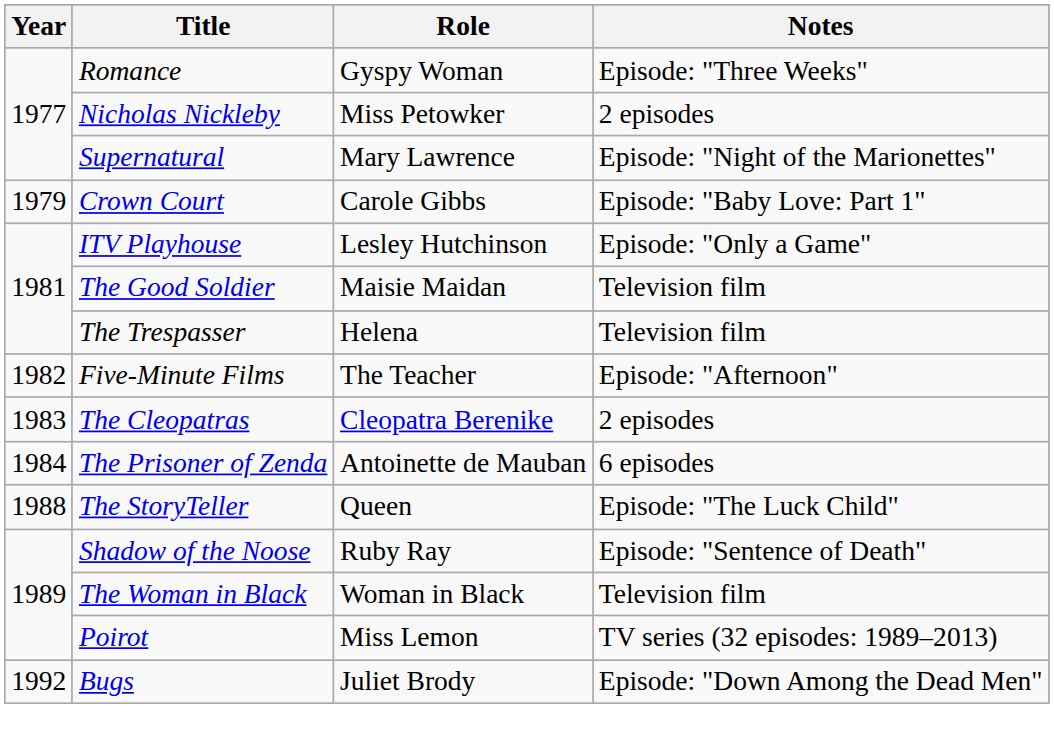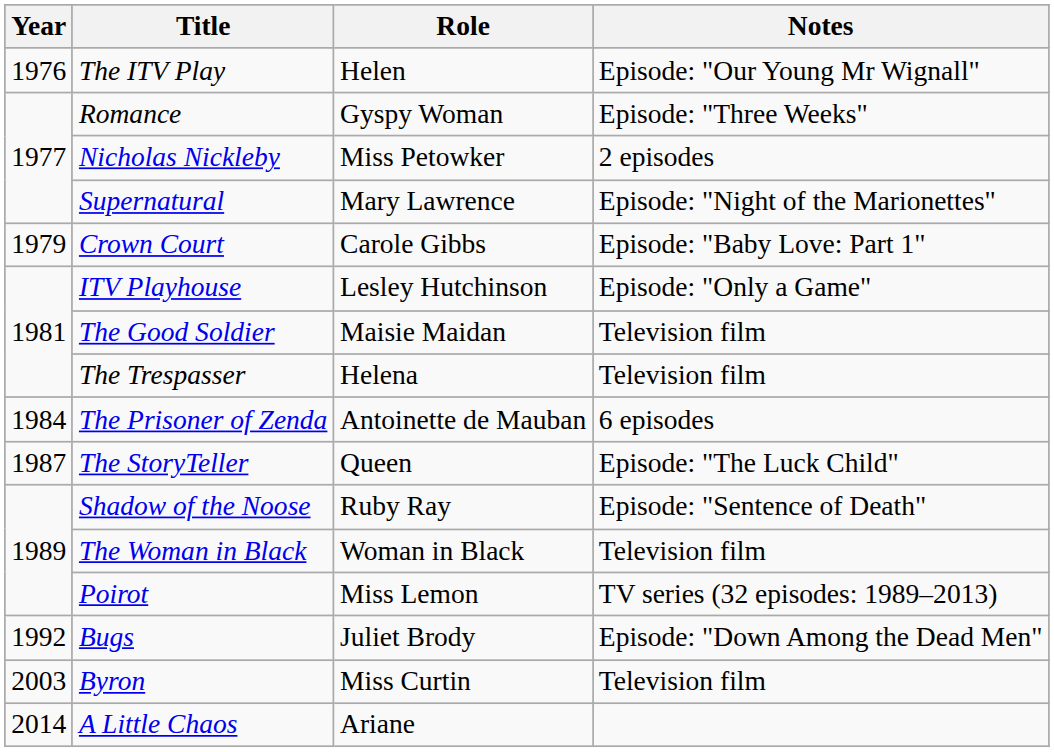+ row: (152, 69)
- row: (182, 375)
- row: (164, 419)
(39, 506) 1988 -> (39, 462) 1987
+ row: (112, 680)
+ row: (158, 724)
